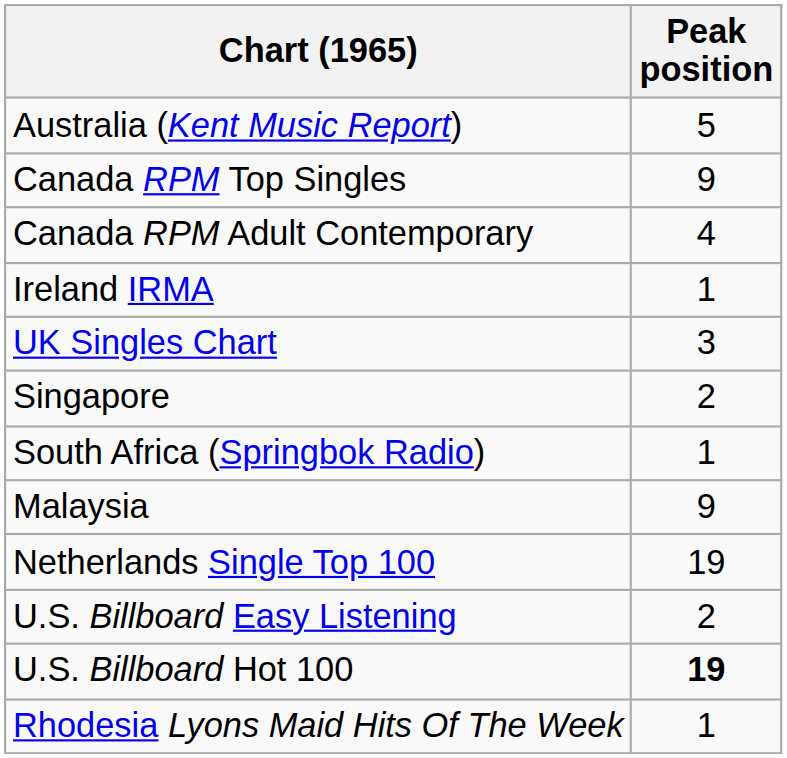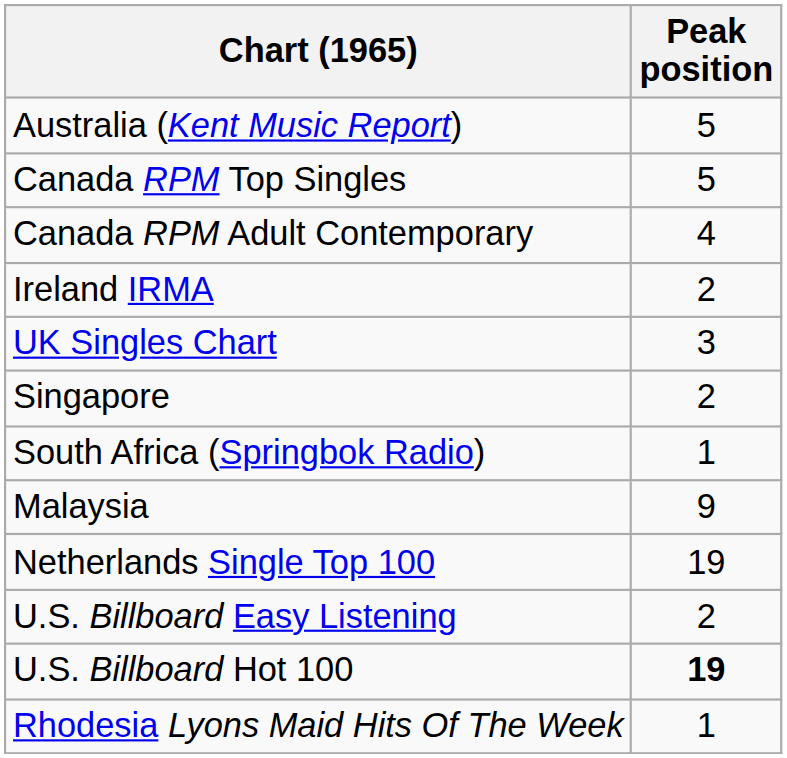(706, 179) 9 -> (706, 179) 5
(706, 288) 1 -> (706, 288) 2
